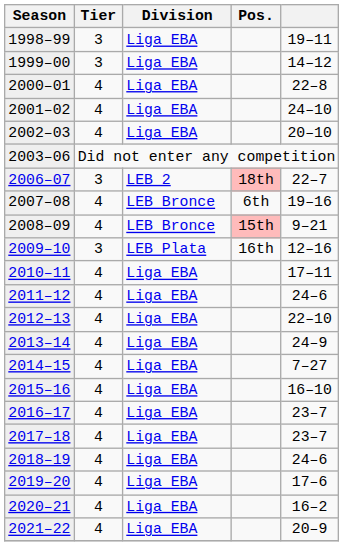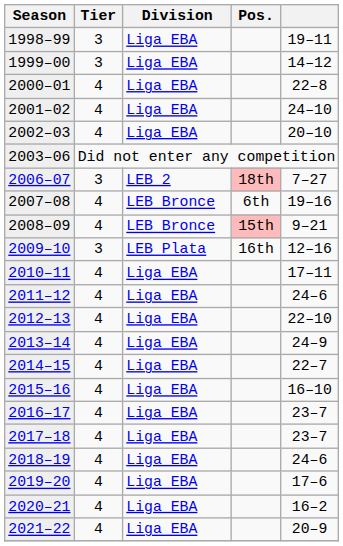(310, 180) 22–7 -> (310, 180) 7–27
(310, 366) 7–27 -> (310, 366) 22–7
